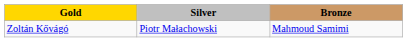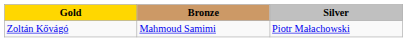columns swapped: (203, 12) <-> (336, 12)
